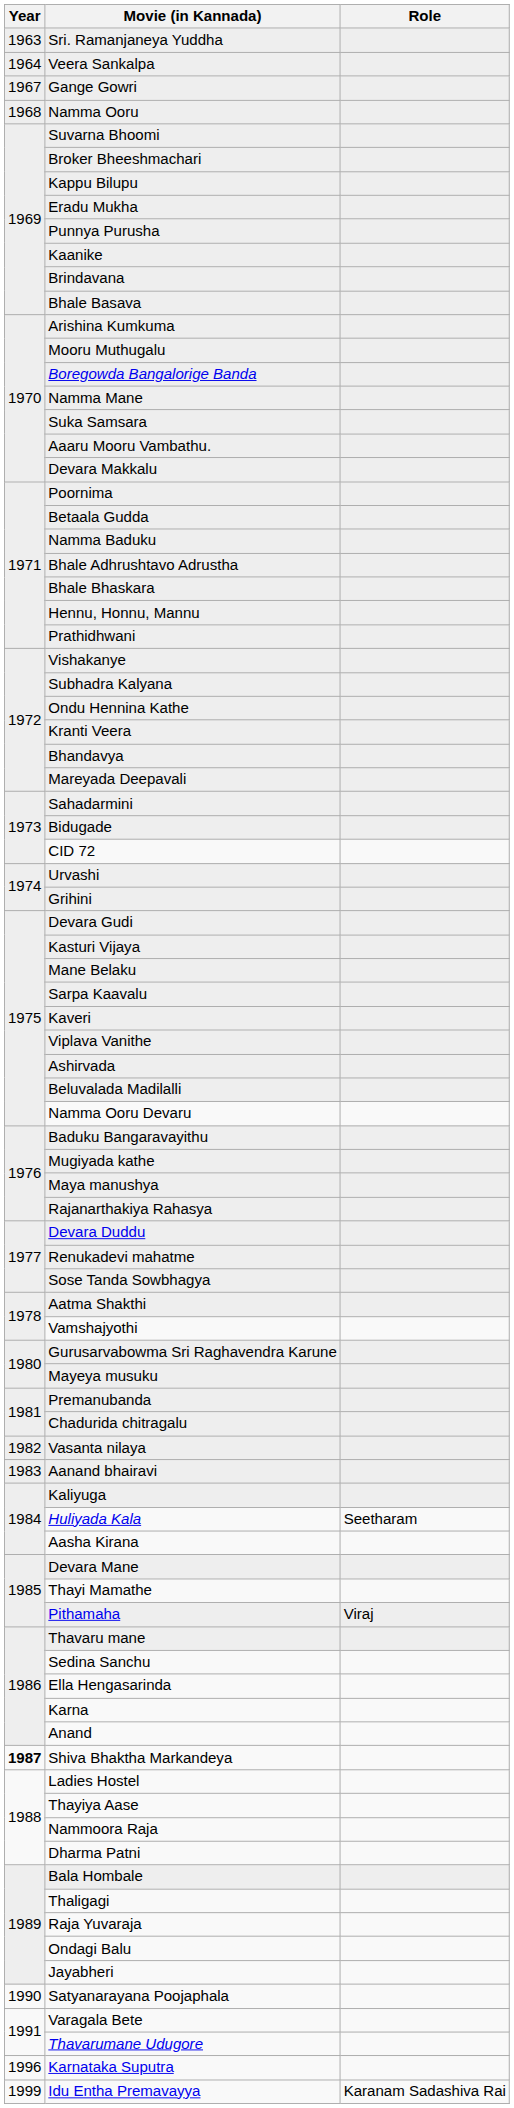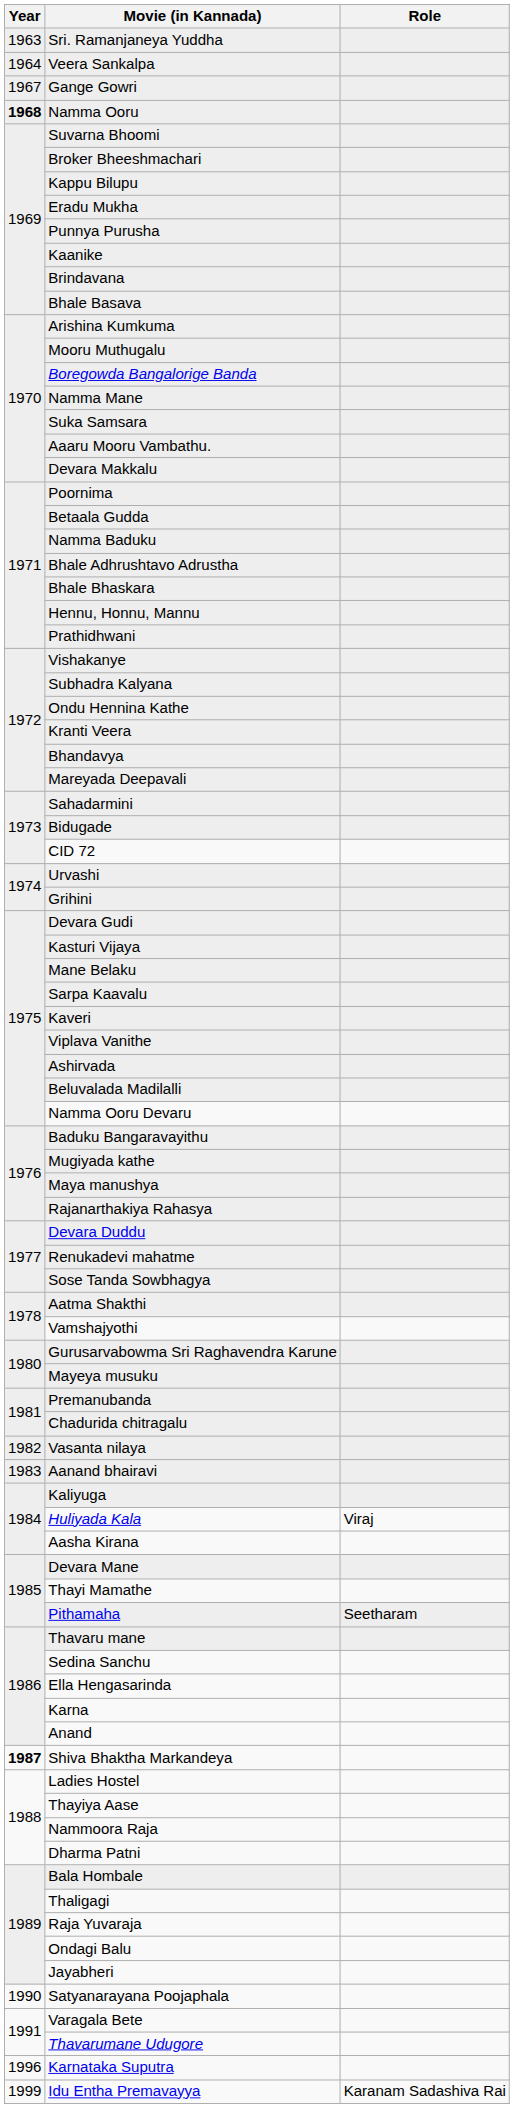(25, 111) normal -> (25, 111) bold
(380, 1519) Seetharam -> (359, 1519) Viraj
(359, 1614) Viraj -> (380, 1614) Seetharam
